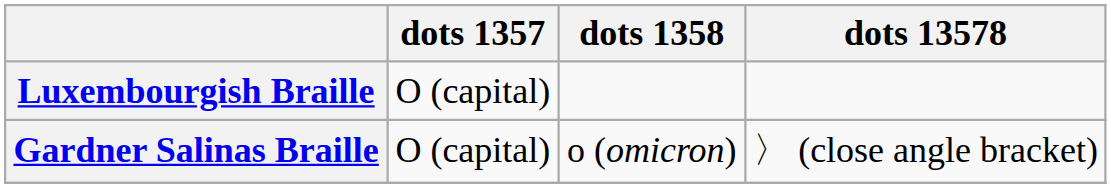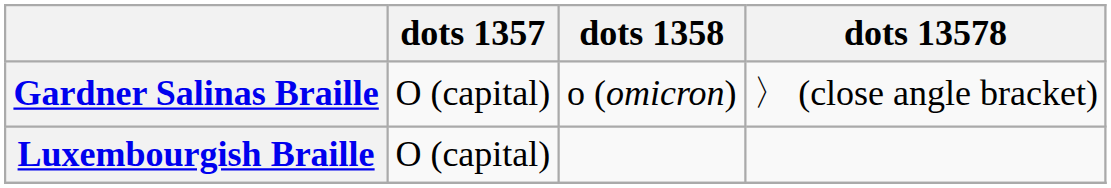rows swapped: (196, 150) <-> (196, 90)
